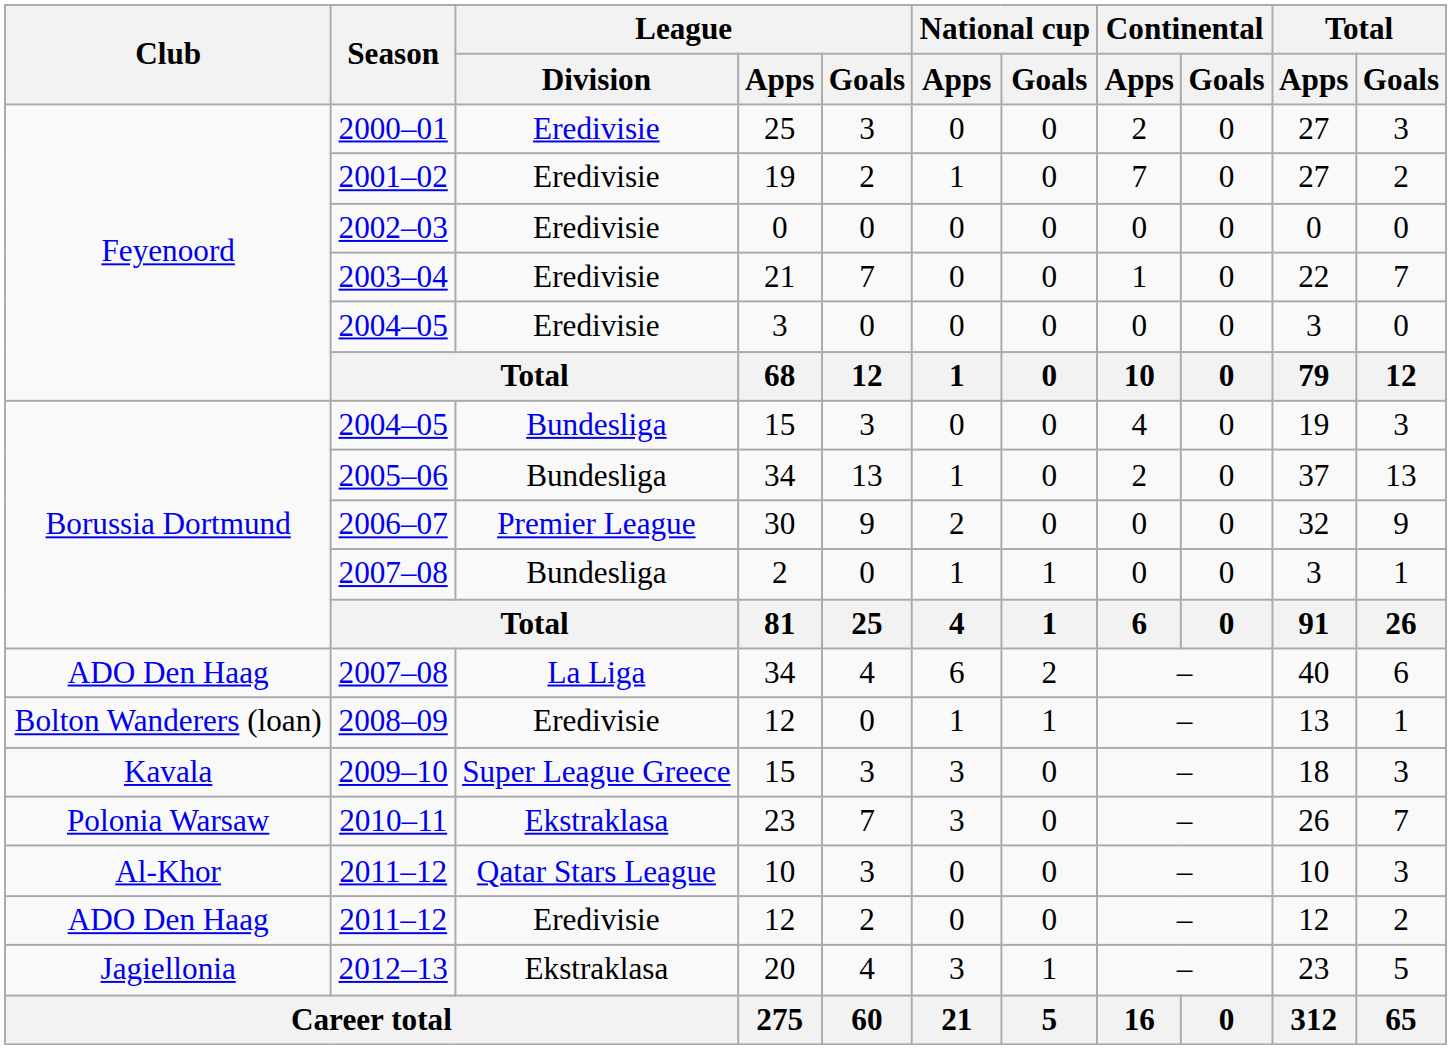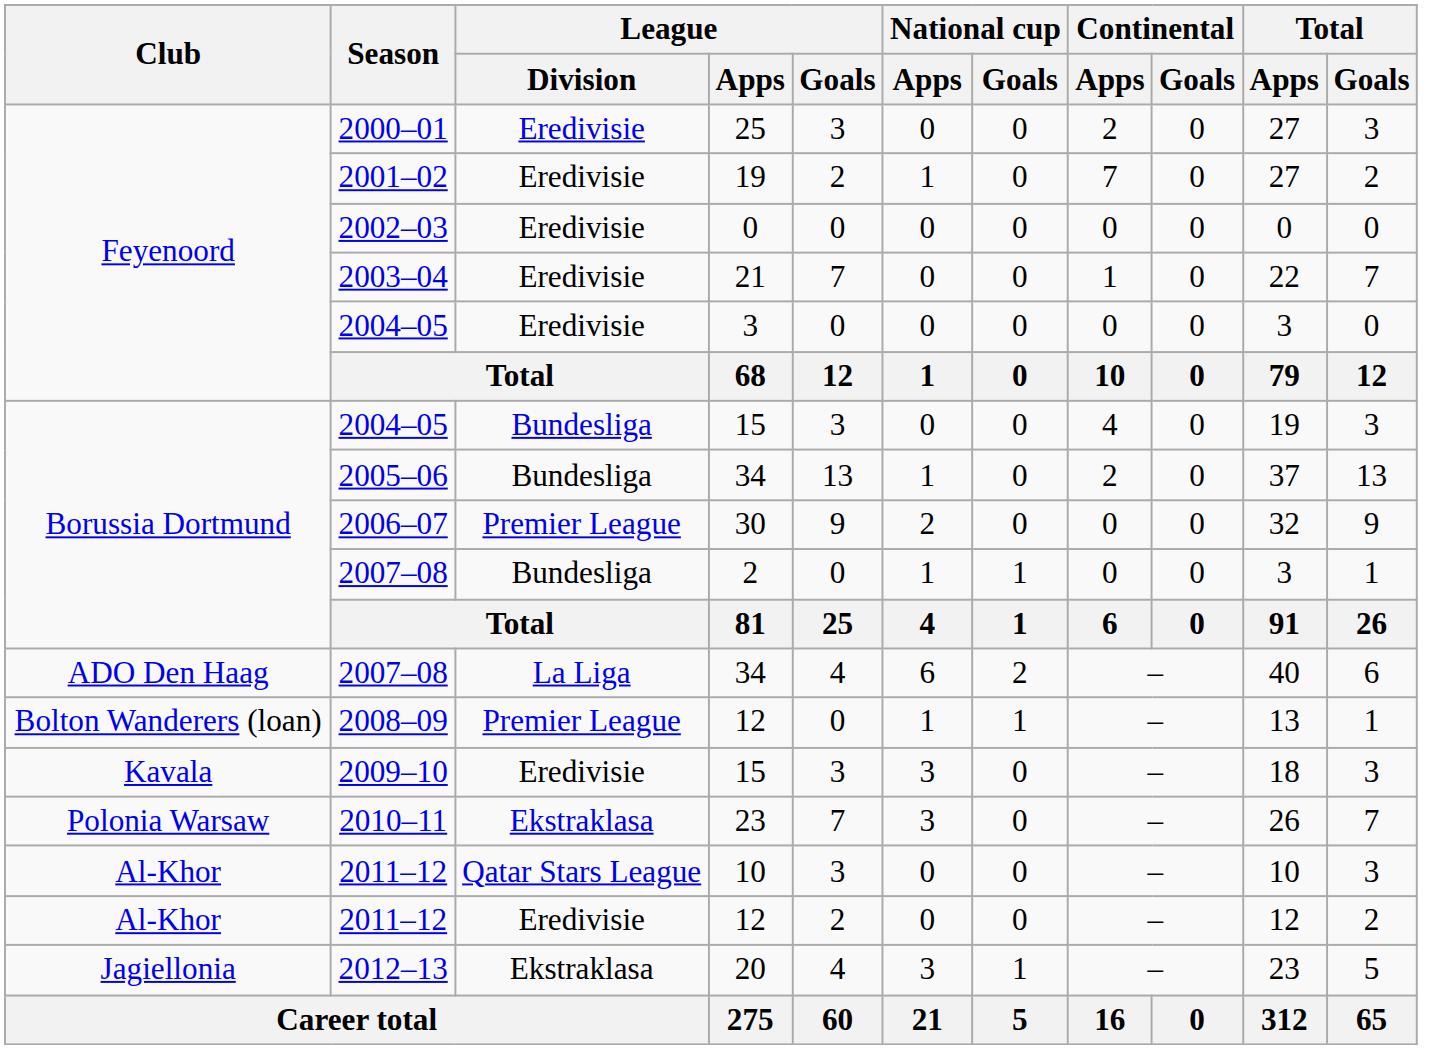(596, 721) Eredivisie -> (582, 721) Premier League
(596, 771) Super League Greece -> (582, 771) Eredivisie
(168, 919) ADO Den Haag -> (168, 919) Al-Khor
